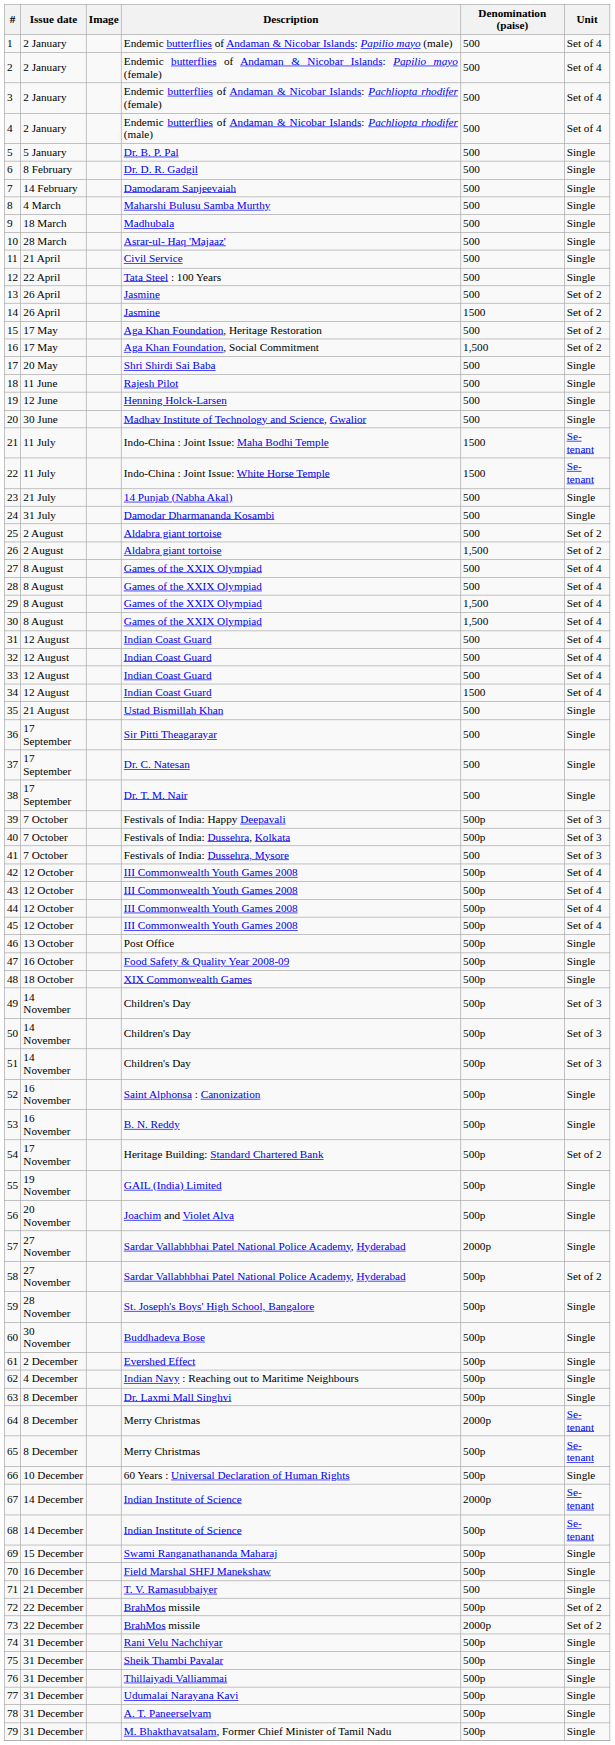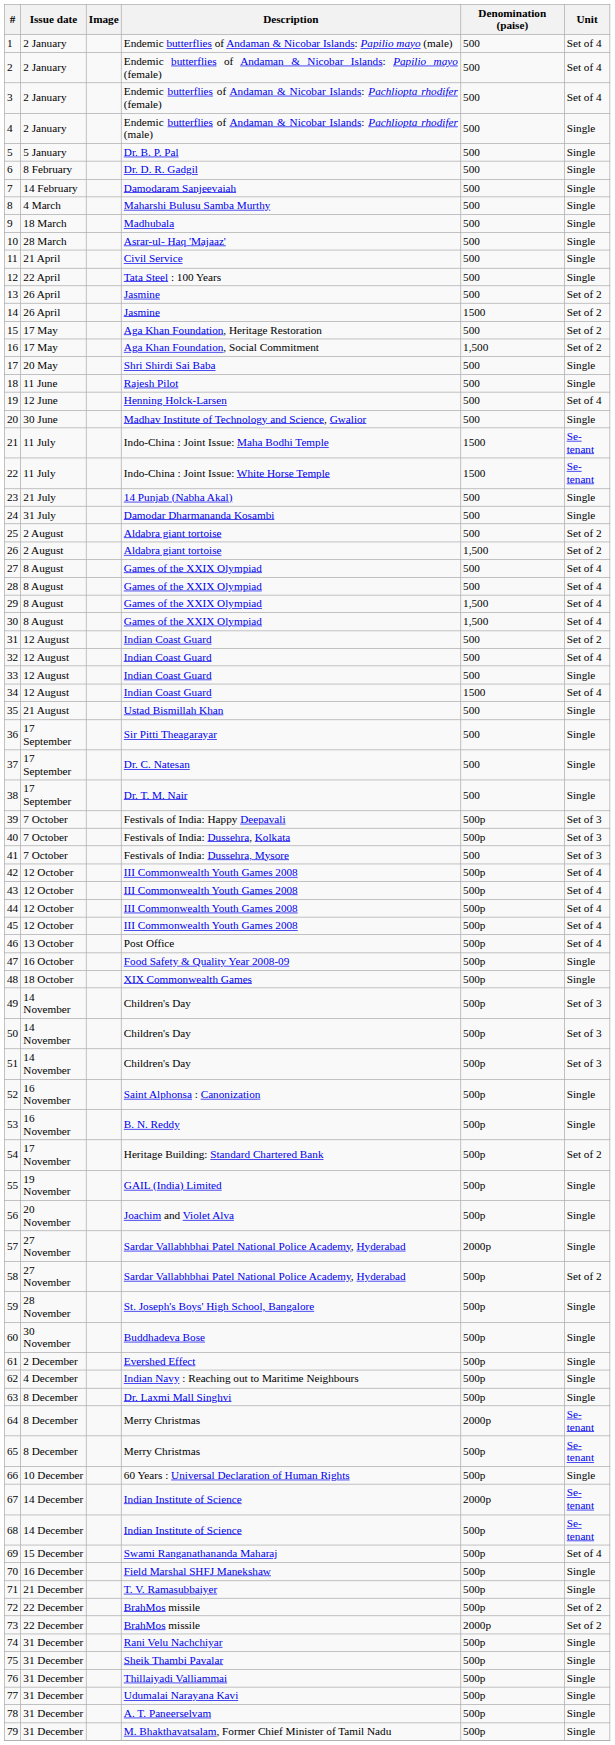(584, 128) Set of 4 -> (581, 128) Single
(581, 401) Single -> (584, 401) Set of 4
(584, 639) Set of 4 -> (584, 639) Set of 2
(584, 675) Set of 4 -> (581, 675) Single
(581, 943) Single -> (584, 943) Set of 4
(581, 1553) Single -> (584, 1553) Set of 4
(471, 1589) 500 -> (474, 1589) 500p
